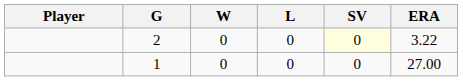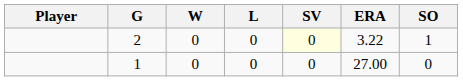+ column: (428, 16)
